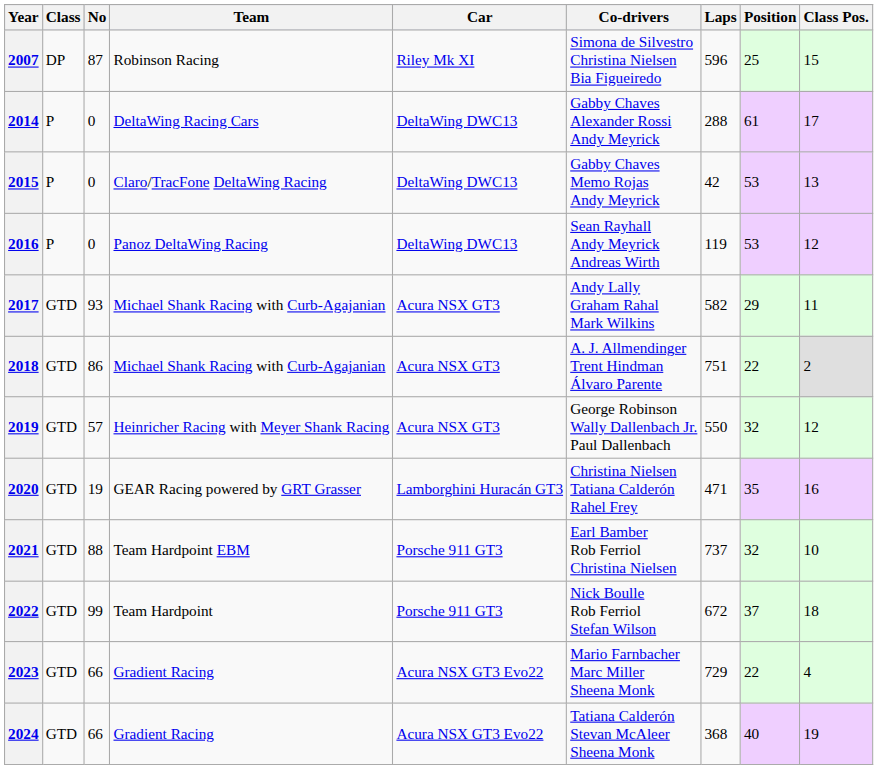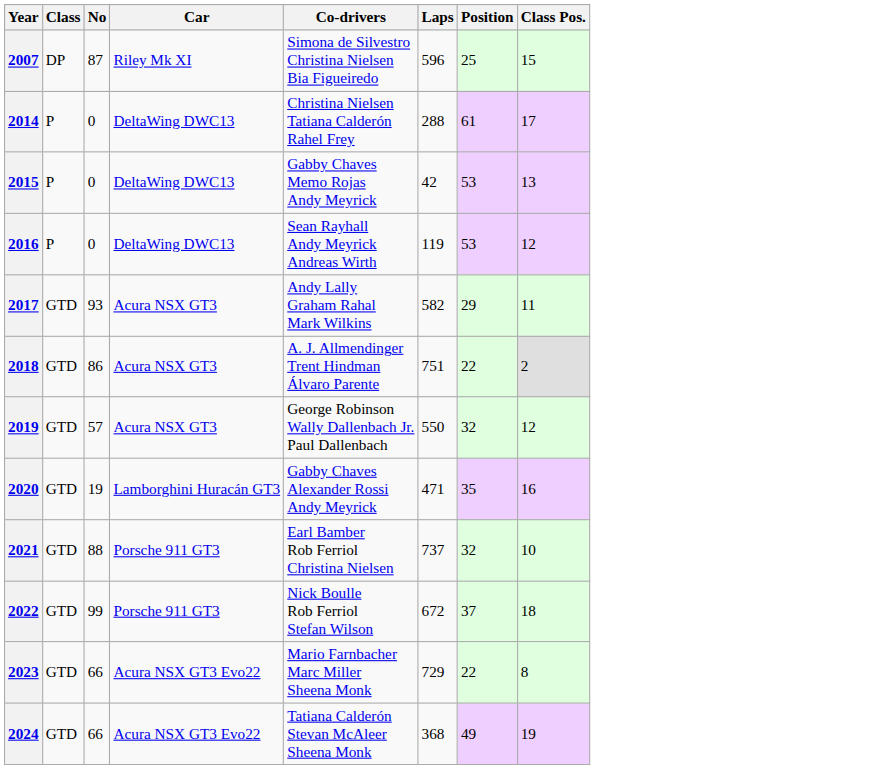- column: (251, 17)
(621, 121) Gabby Chaves Alexander Rossi Andy Meyrick -> (340, 121) Christina Nielsen Tatiana Calderón Rahel Frey
(623, 489) Christina Nielsen Tatiana Calderón Rahel Frey -> (338, 489) Gabby Chaves Alexander Rossi Andy Meyrick
(807, 672) 4 -> (524, 672) 8
(752, 734) 40 -> (469, 734) 49
